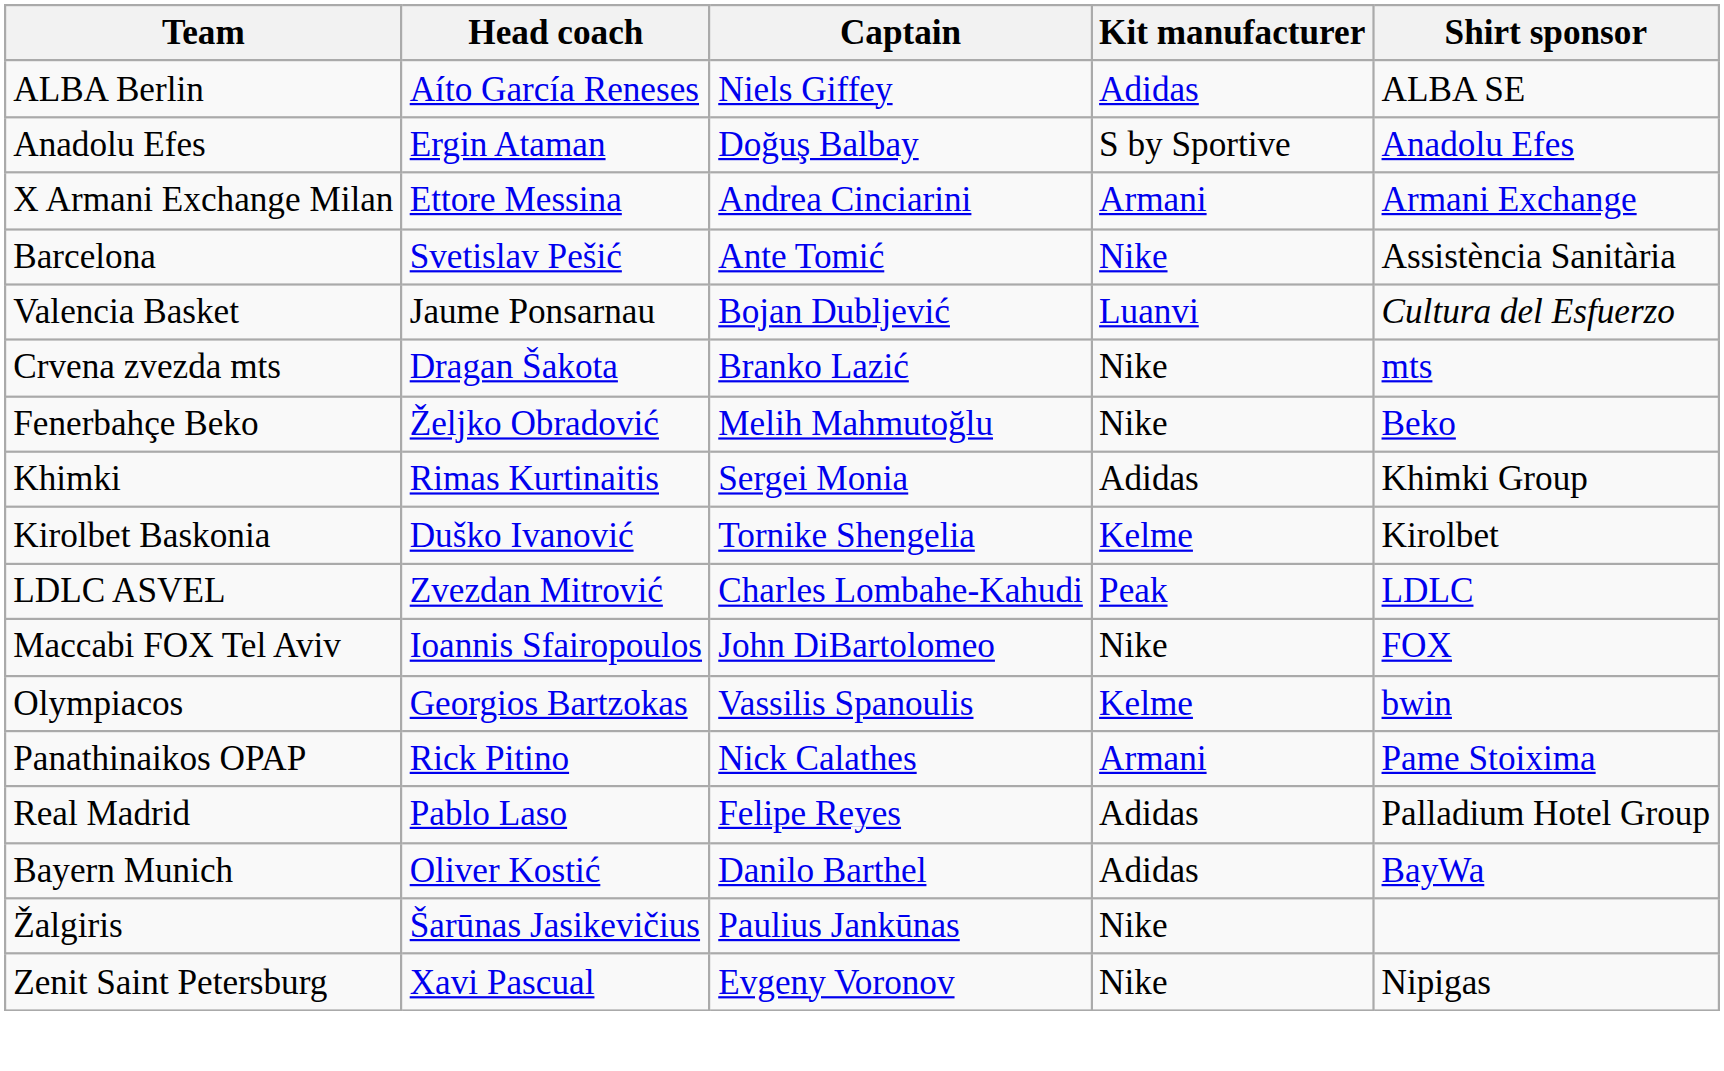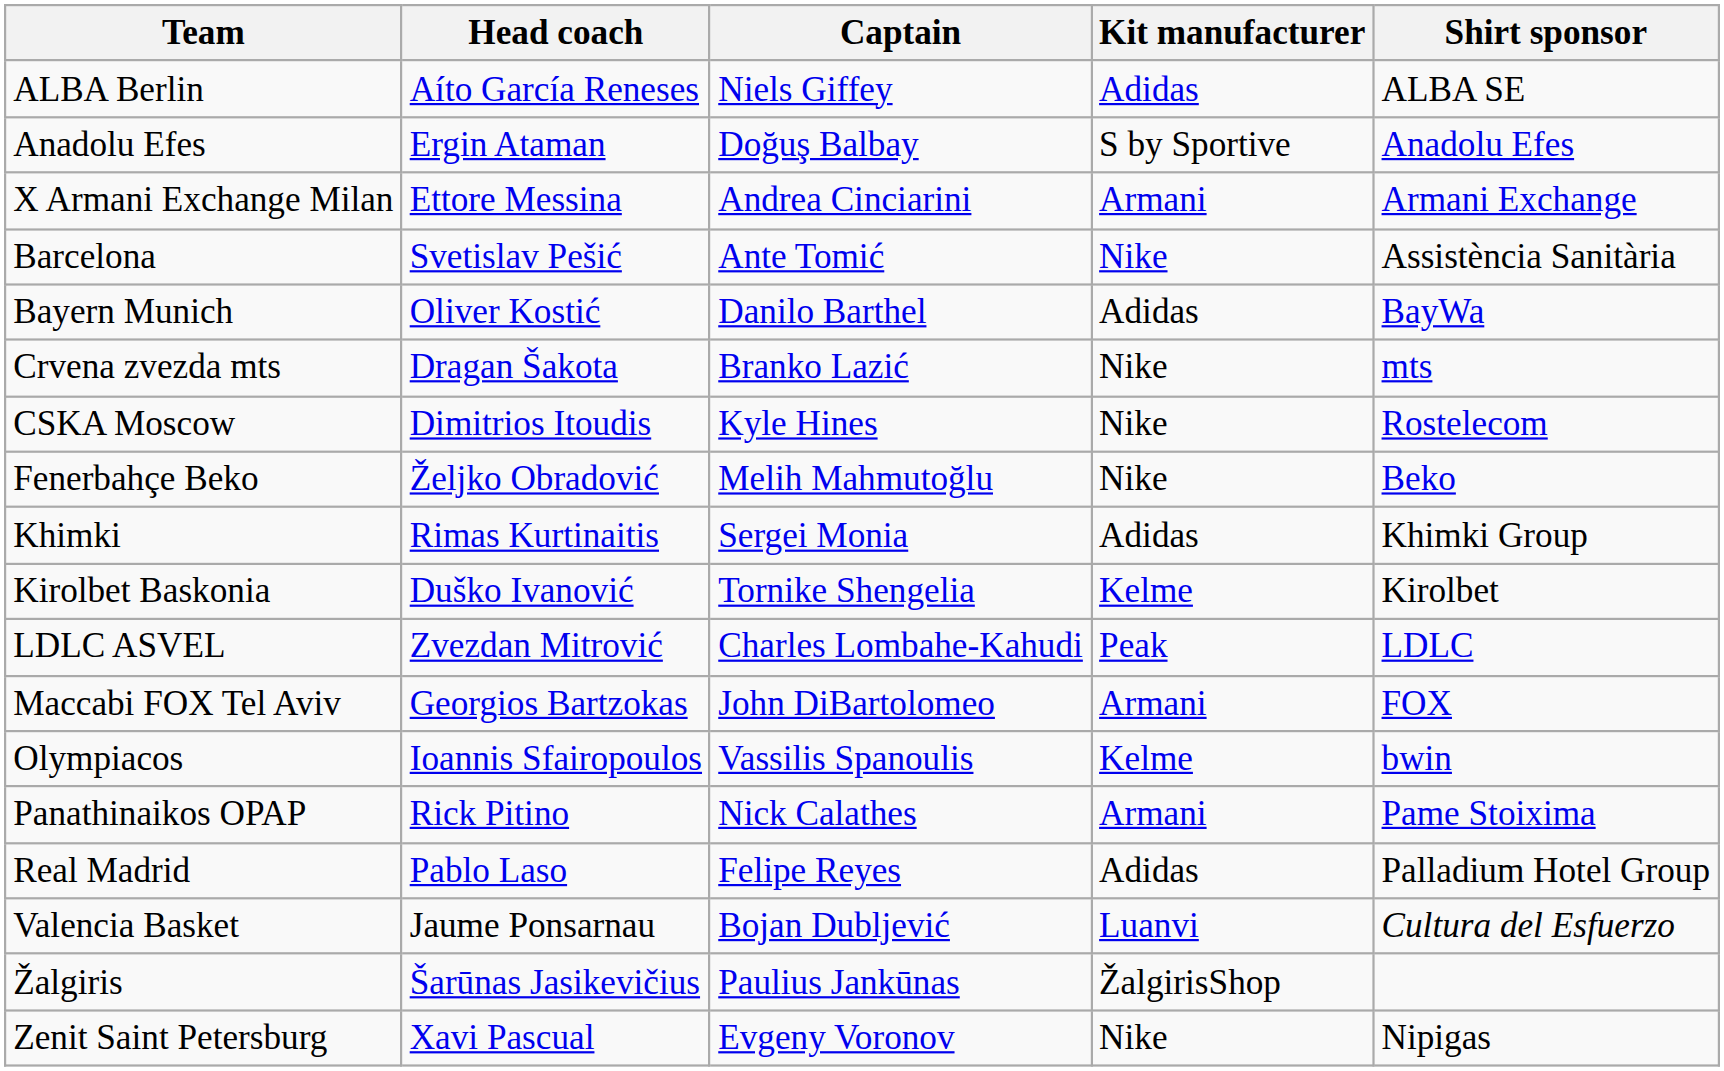rows swapped: (123, 869) <-> (126, 311)
+ row: (124, 423)
(556, 646) Ioannis Sfairopoulos -> (549, 702) Georgios Bartzokas
(1133, 646) Nike -> (1153, 702) Armani
(549, 702) Georgios Bartzokas -> (556, 758) Ioannis Sfairopoulos
(1133, 925) Nike -> (1190, 981) ŽalgirisShop
